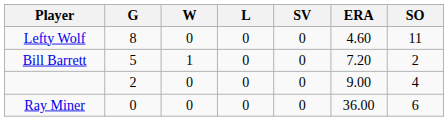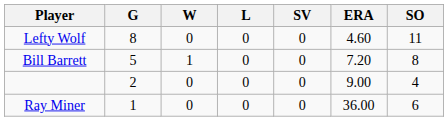(415, 60) 2 -> (415, 60) 8
(133, 104) 0 -> (133, 104) 1
